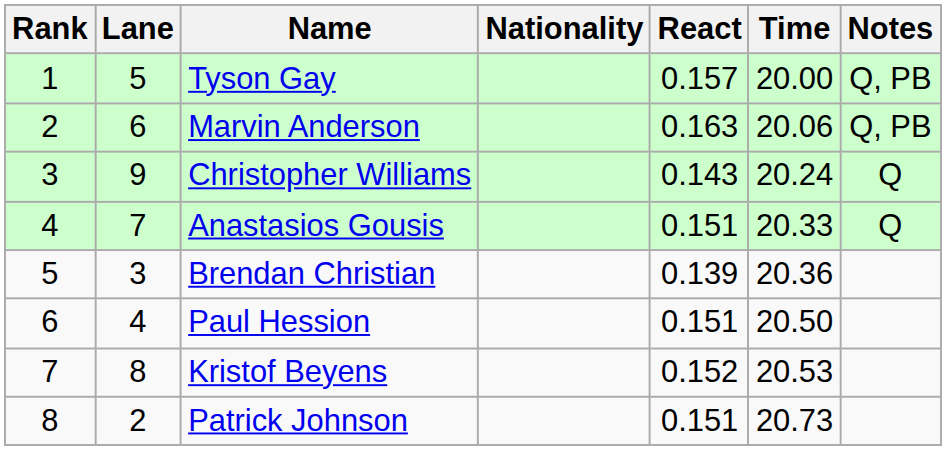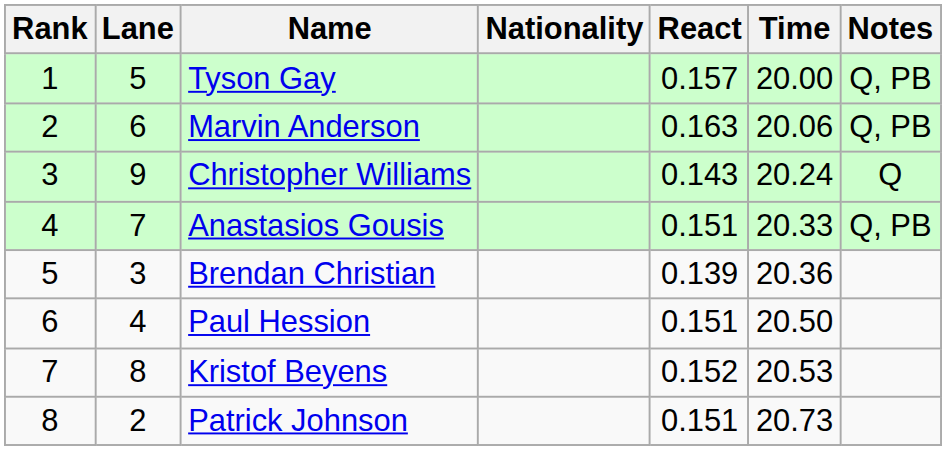(890, 224) Q -> (890, 224) Q, PB
